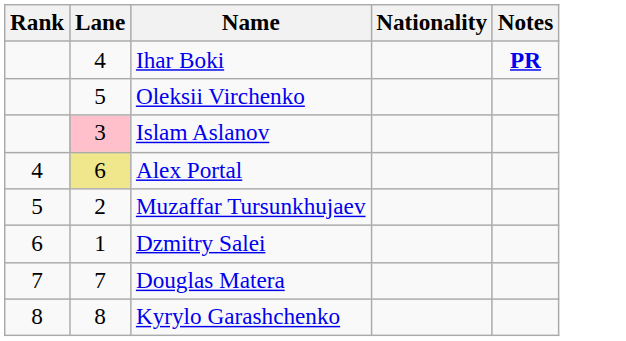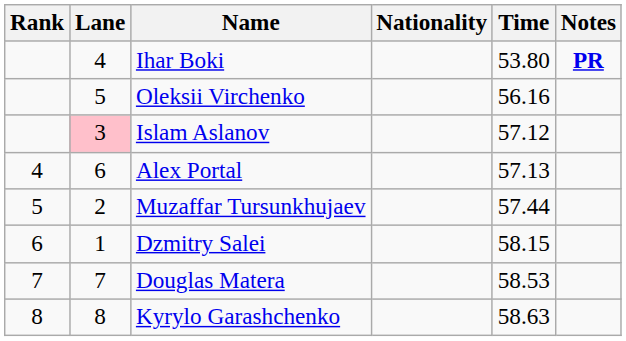+ column: (524, 22)
(100, 170) khaki background -> (100, 170) no background
